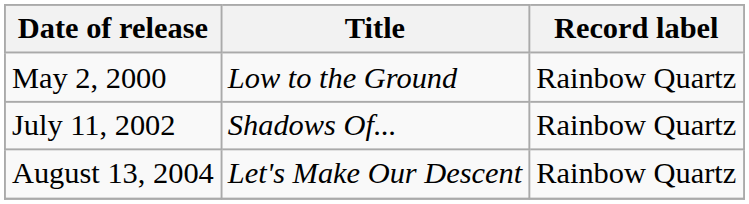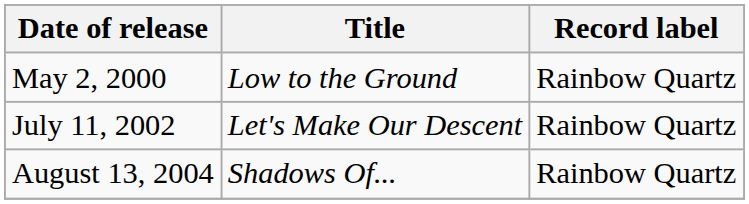(312, 125) Shadows Of... -> (375, 125) Let's Make Our Descent
(375, 173) Let's Make Our Descent -> (312, 173) Shadows Of...
